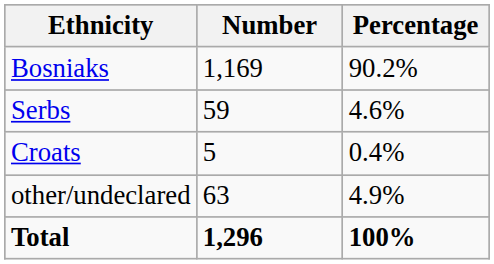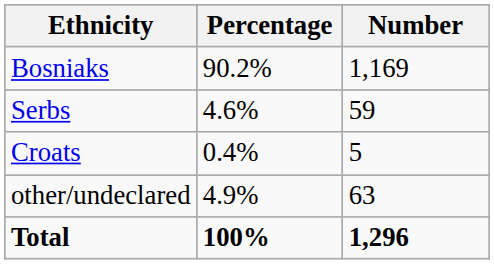columns swapped: (270, 25) <-> (416, 25)
